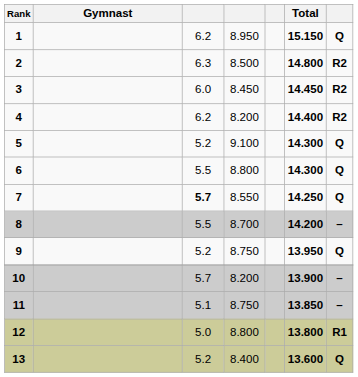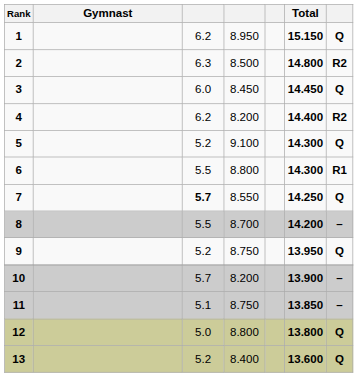(340, 90) R2 -> (340, 90) Q
(340, 170) Q -> (340, 170) R1
(340, 332) R1 -> (340, 332) Q
